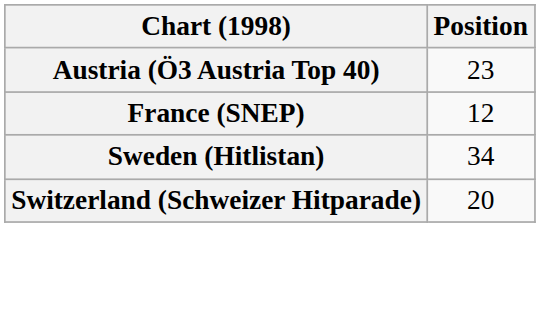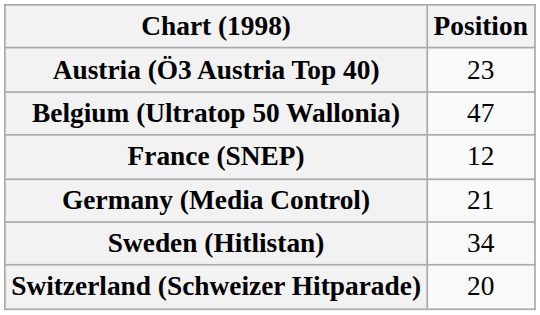+ row: (216, 112)
+ row: (216, 199)
